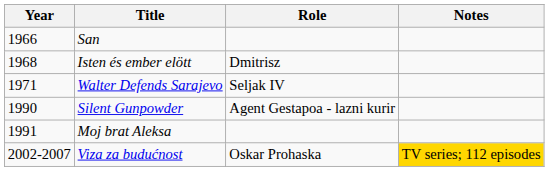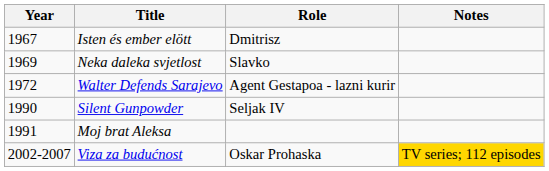- row: (89, 39)
(22, 62) 1968 -> (22, 39) 1967
+ row: (139, 62)
(22, 85) 1971 -> (22, 85) 1972
(257, 85) Seljak IV -> (312, 85) Agent Gestapoa - lazni kurir
(312, 108) Agent Gestapoa - lazni kurir -> (257, 108) Seljak IV
